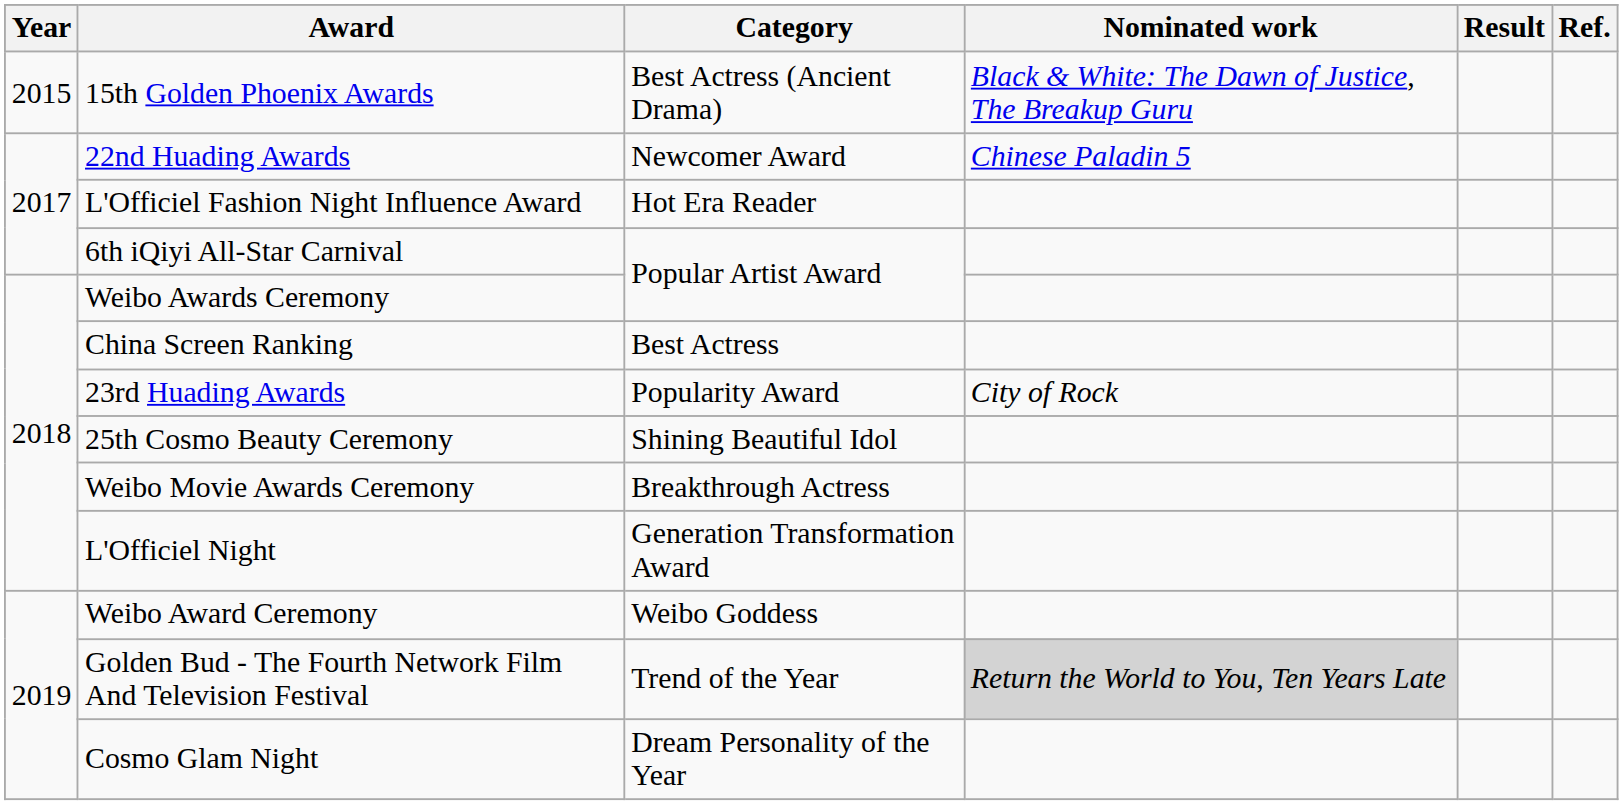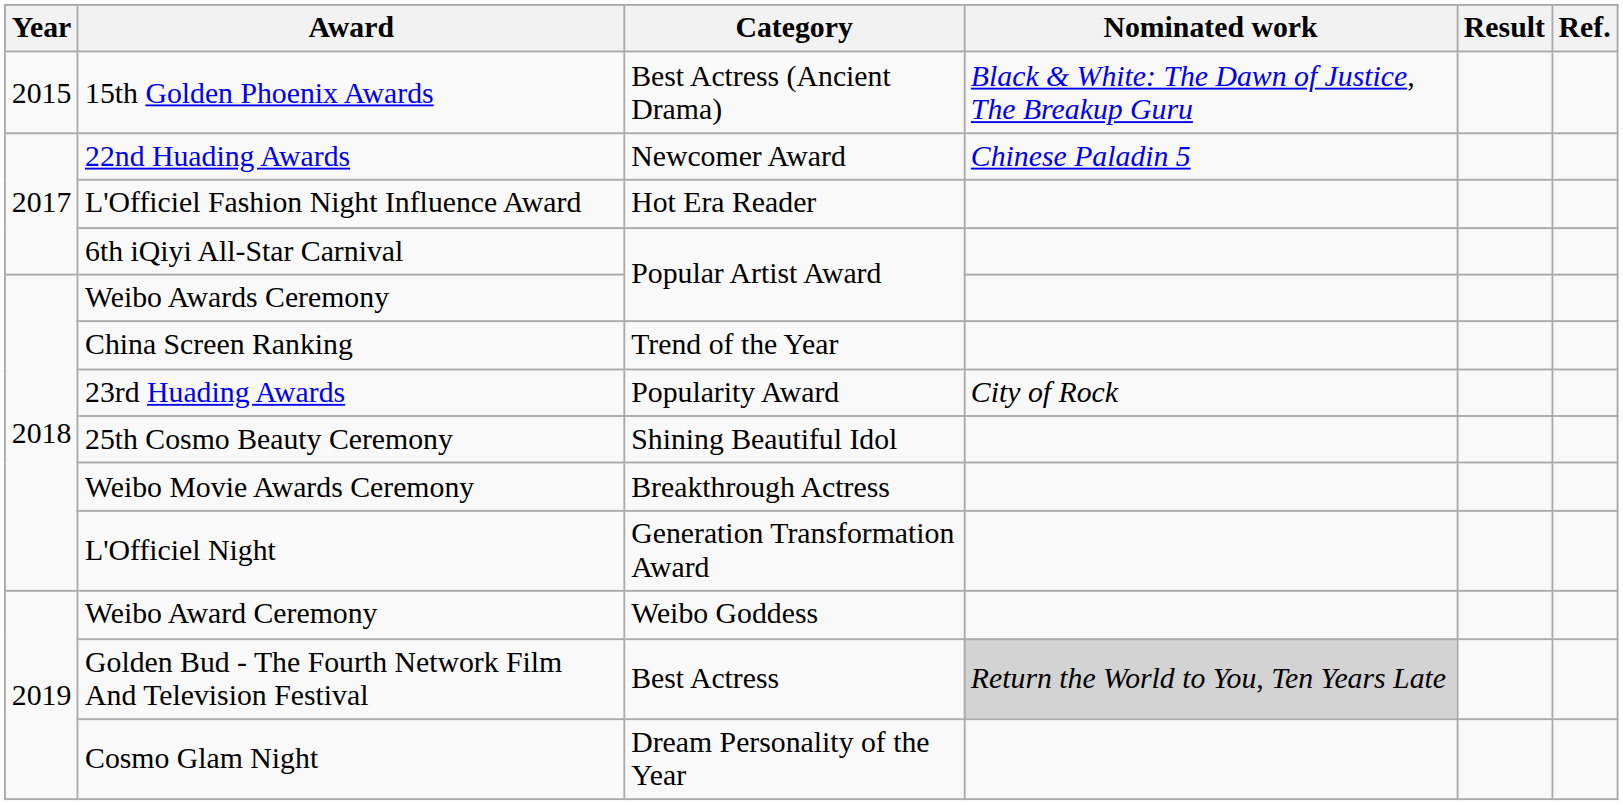(705, 344) Best Actress -> (735, 344) Trend of the Year
(735, 678) Trend of the Year -> (705, 678) Best Actress
